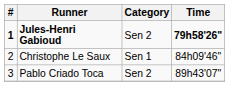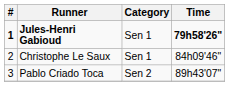(138, 35) Sen 2 -> (138, 35) Sen 1
